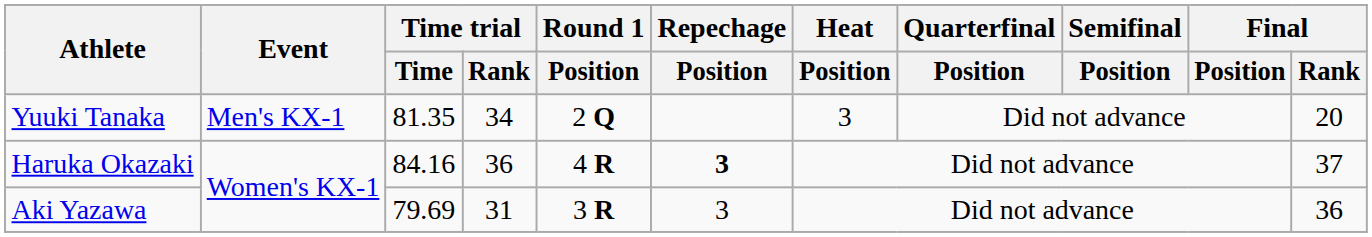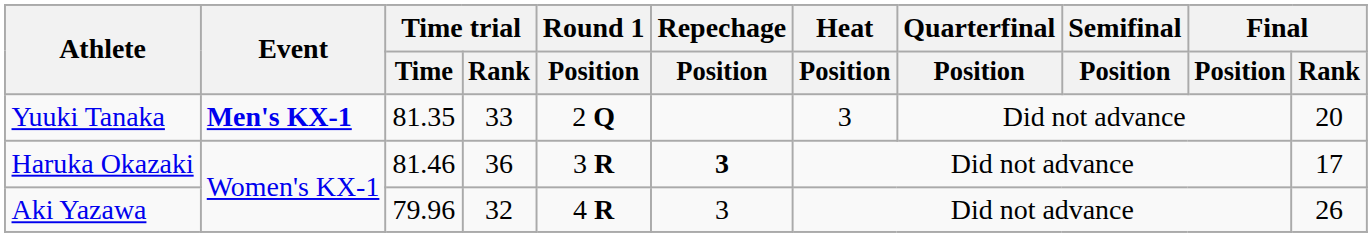(276, 117) normal -> (279, 117) bold
(499, 117) 34 -> (499, 117) 33
(424, 163) 84.16 -> (424, 163) 81.46
(594, 163) 4 R -> (594, 163) 3 R
(1329, 163) 37 -> (1329, 163) 17
(424, 209) 79.69 -> (424, 209) 79.96
(499, 209) 31 -> (499, 209) 32
(594, 209) 3 R -> (594, 209) 4 R
(1329, 209) 36 -> (1329, 209) 26
